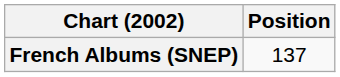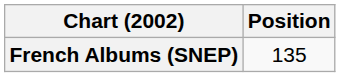(289, 54) 137 -> (289, 54) 135
